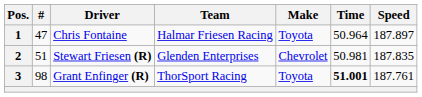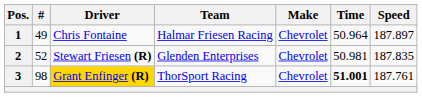(41, 35) 47 -> (41, 35) 49
(296, 35) Toyota -> (303, 35) Chevrolet
(41, 56) 51 -> (41, 56) 52
(101, 76) no background -> (101, 76) gold background
(296, 76) Toyota -> (303, 76) Chevrolet
